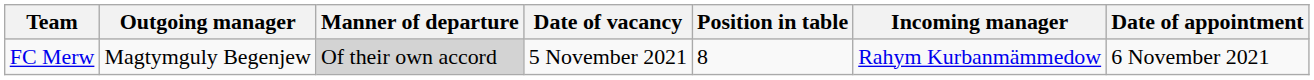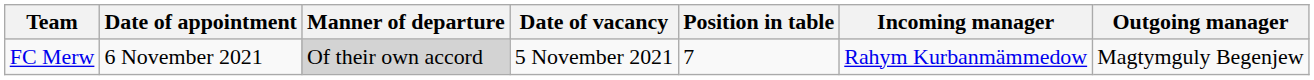columns swapped: (208, 21) <-> (1207, 21)
(703, 56) 8 -> (689, 56) 7
